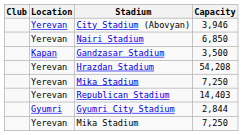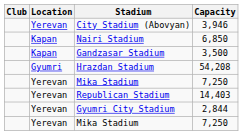(49, 39) Yerevan -> (44, 39) Kapan
(49, 67) Yerevan -> (47, 67) Gyumri
(47, 109) Gyumri -> (49, 109) Yerevan
